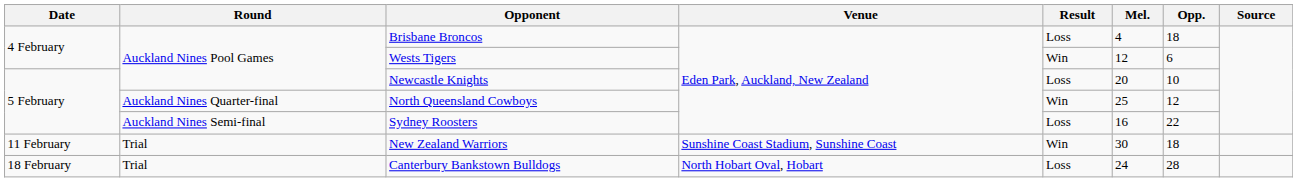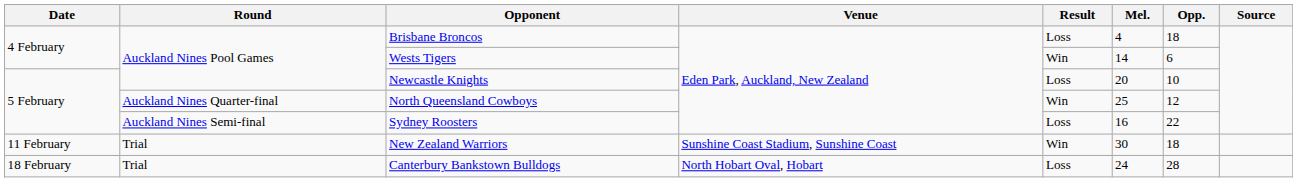(1121, 58) 12 -> (1121, 58) 14
